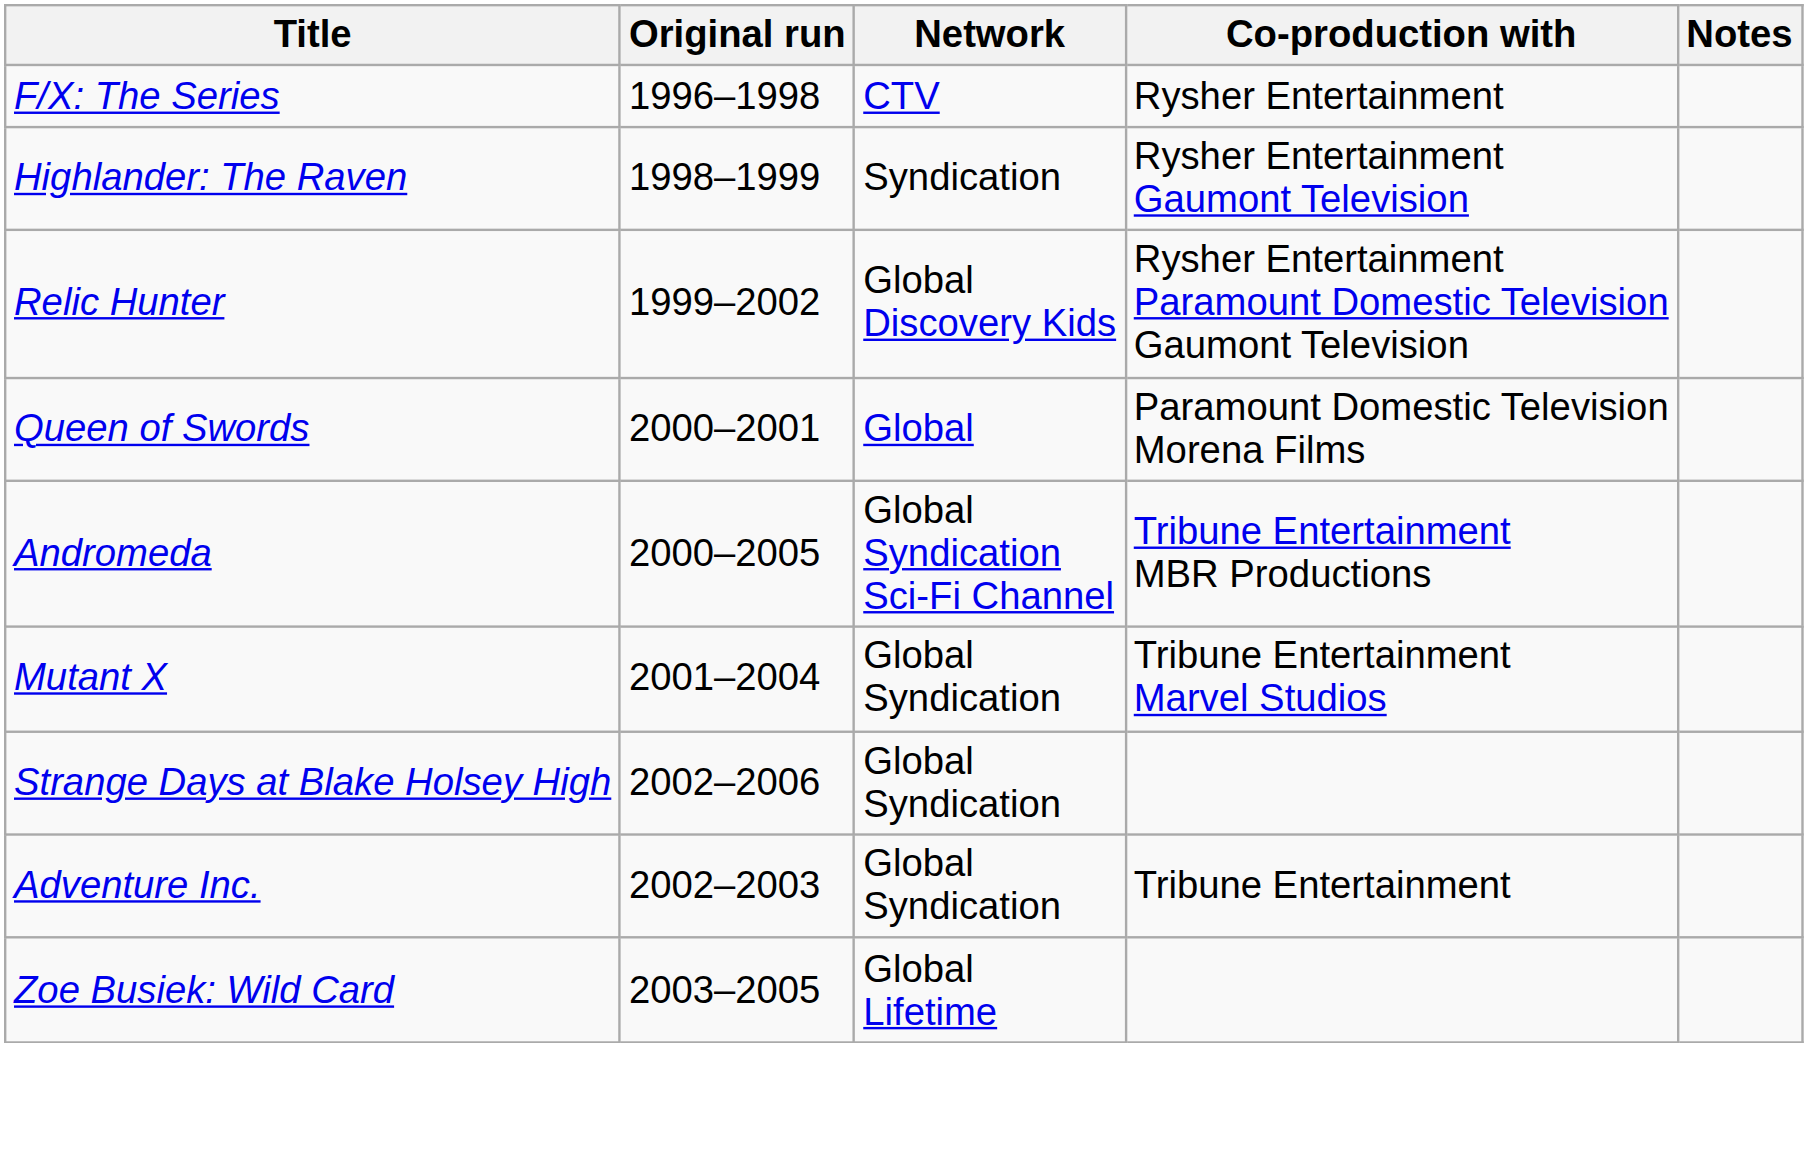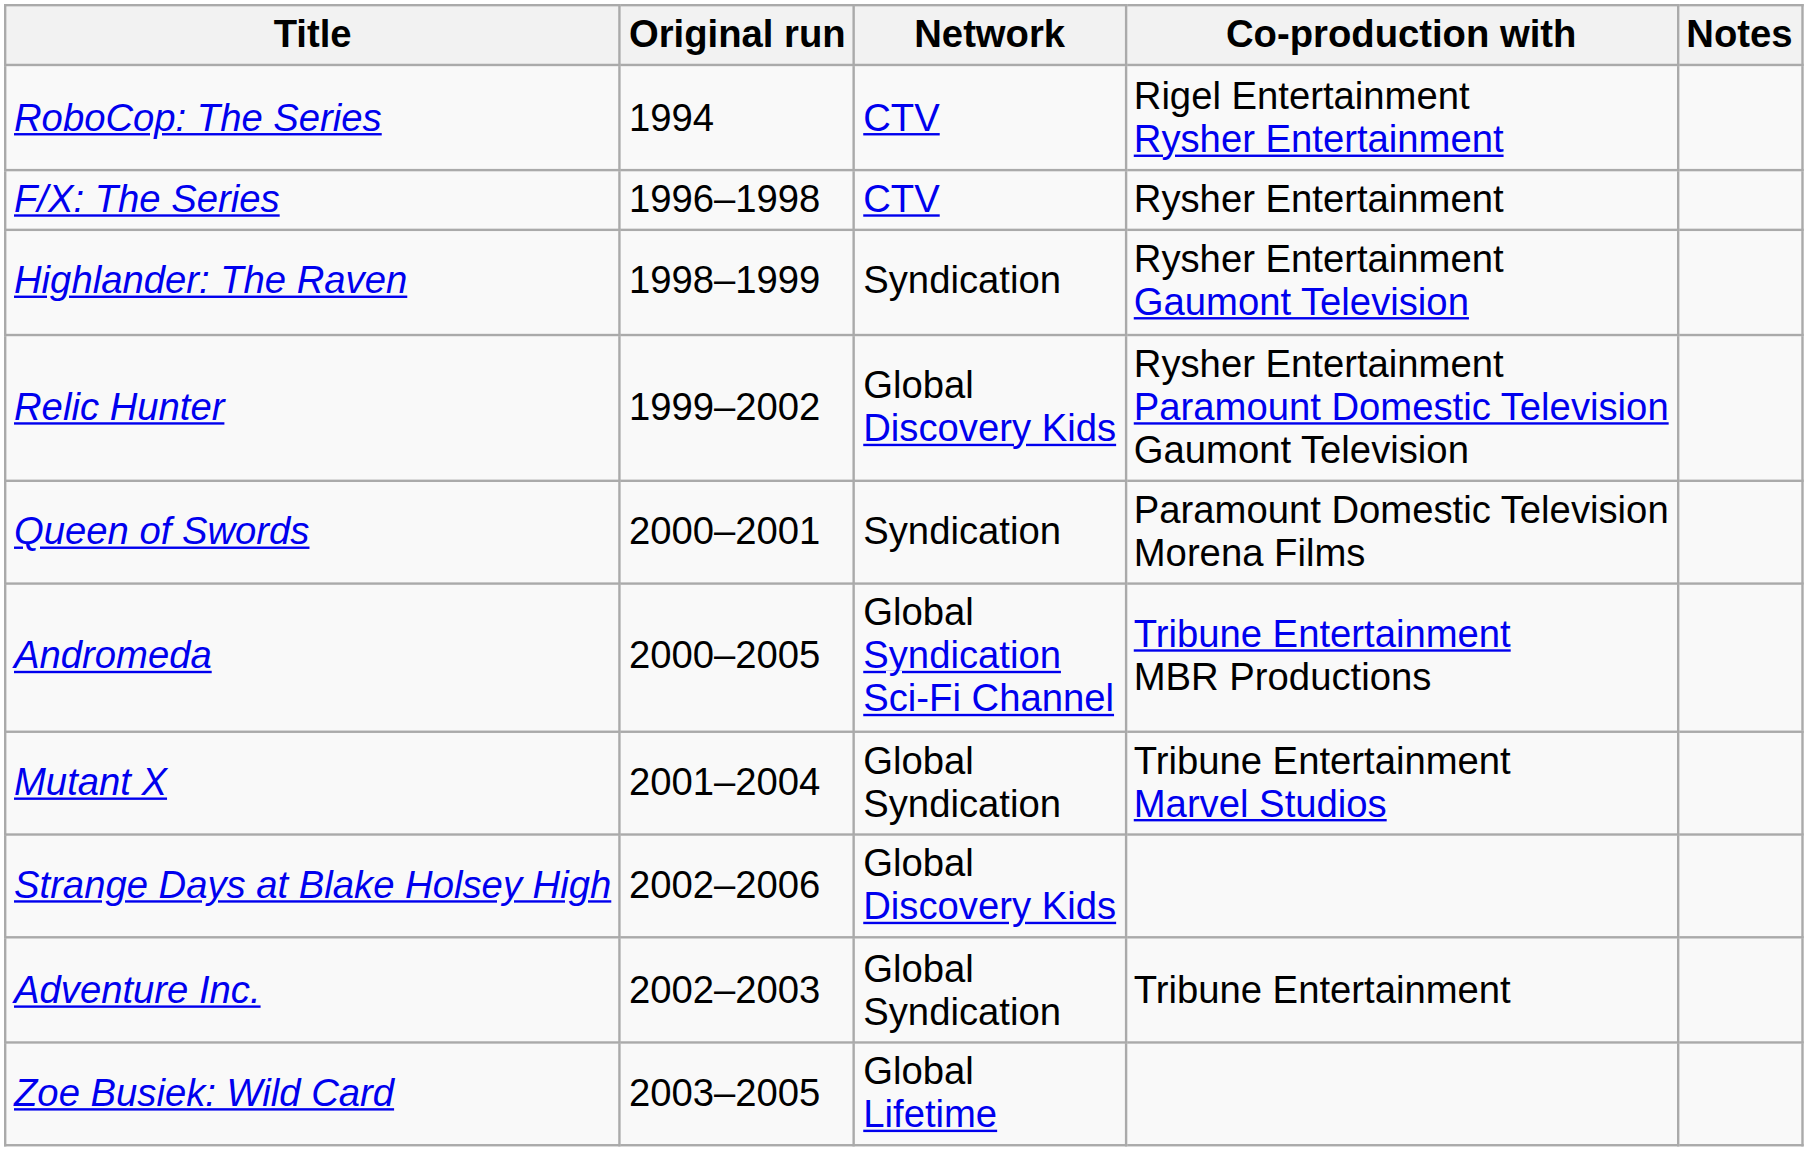+ row: (198, 116)
(919, 427) Global -> (962, 531) Syndication
(962, 781) Global Syndication -> (990, 885) Global Discovery Kids
